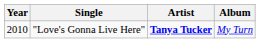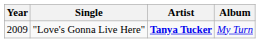(17, 29) 2010 -> (17, 29) 2009
